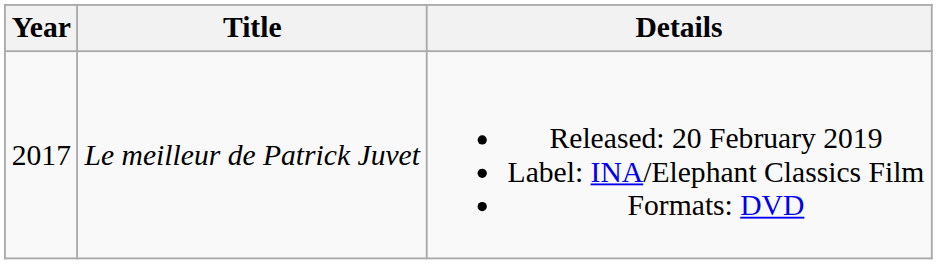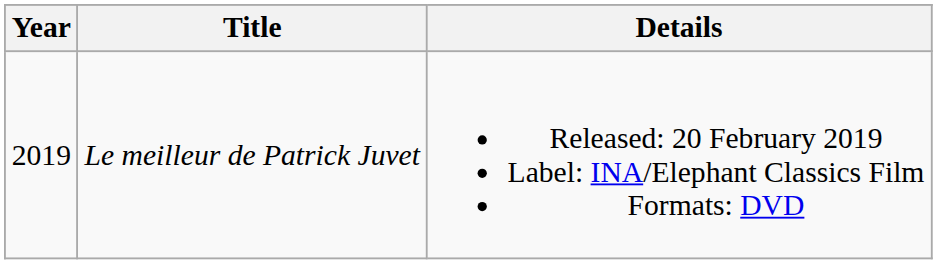(41, 154) 2017 -> (41, 154) 2019
